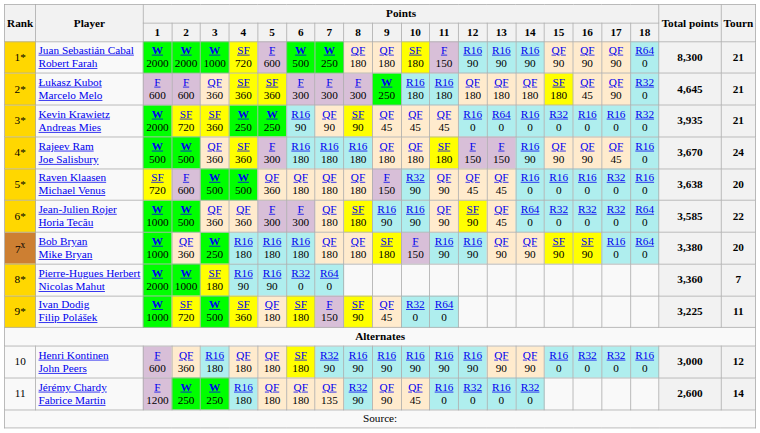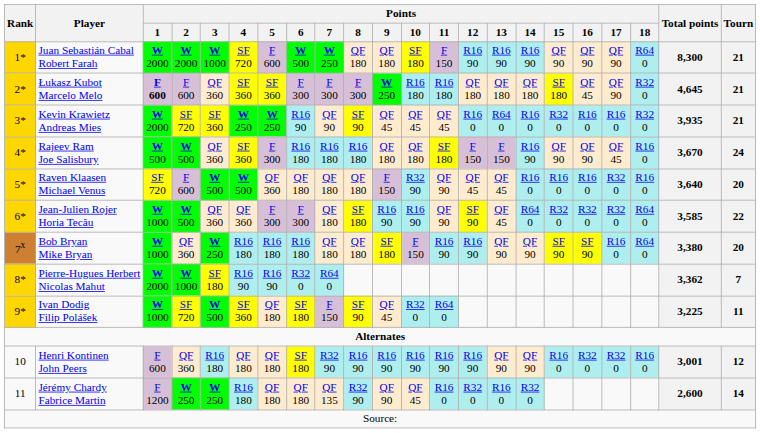(157, 89) normal -> (157, 89) bold
(690, 184) 3,638 -> (690, 184) 3,640
(690, 280) 3,360 -> (690, 280) 3,362
(690, 362) 3,000 -> (690, 362) 3,001
